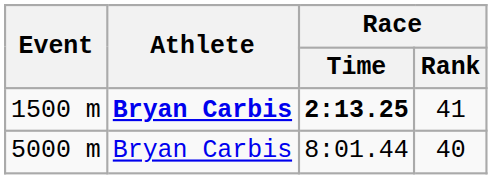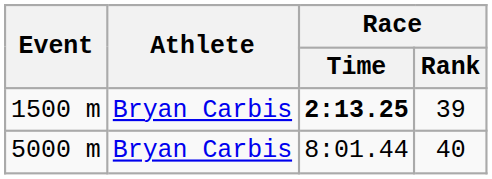(202, 109) bold -> (202, 109) normal
(451, 109) 41 -> (451, 109) 39
